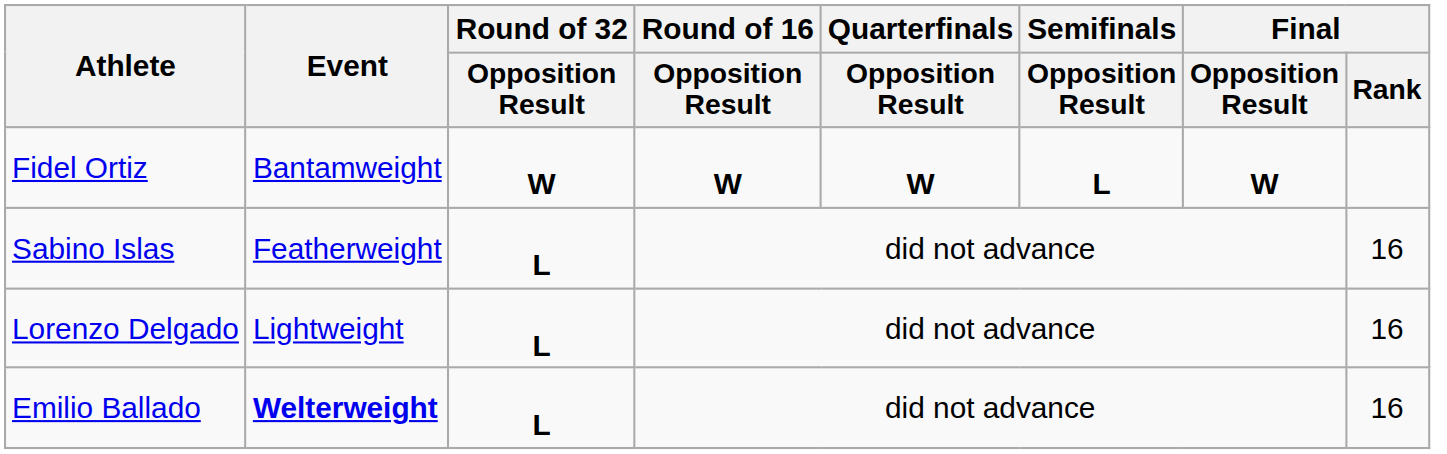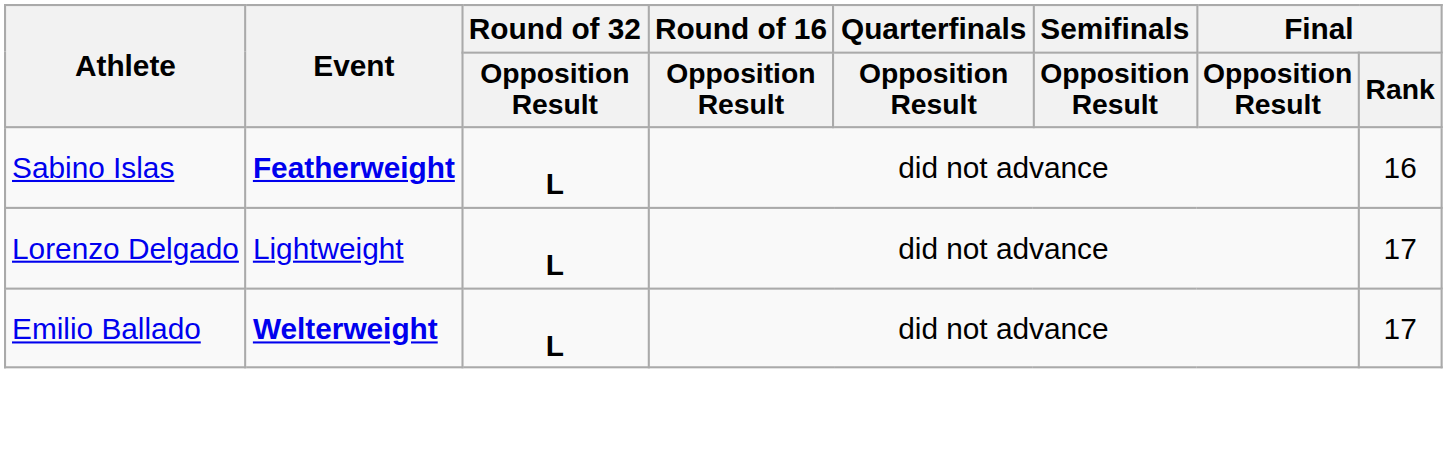- row: (80, 168)
(347, 248) normal -> (354, 168) bold
(1387, 329) 16 -> (1400, 248) 17
(1387, 409) 16 -> (1400, 329) 17
